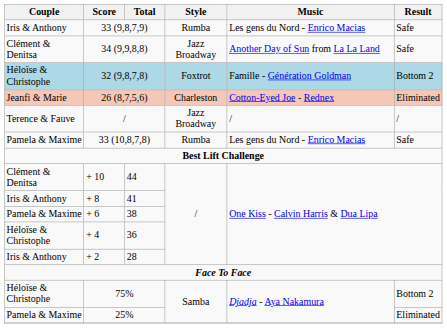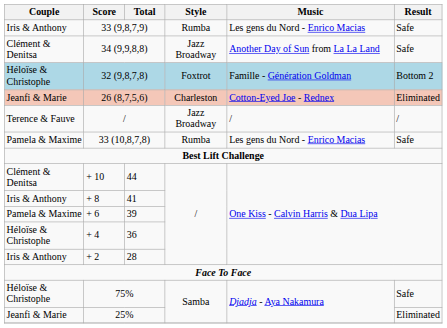(132, 214) 38 -> (132, 214) 39
(415, 294) Bottom 2 -> (405, 294) Safe
(44, 315) Pamela & Maxime -> (37, 315) Jeanfi & Marie
